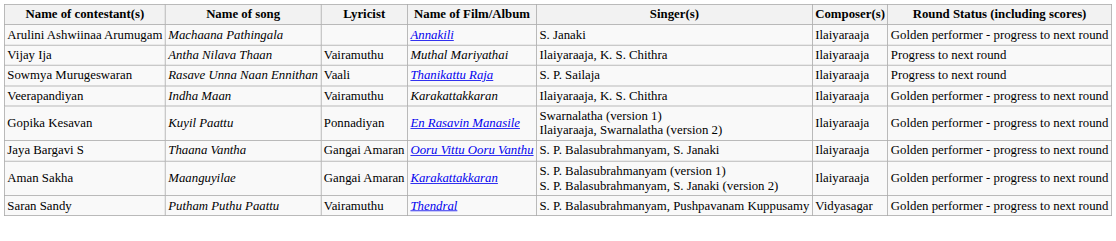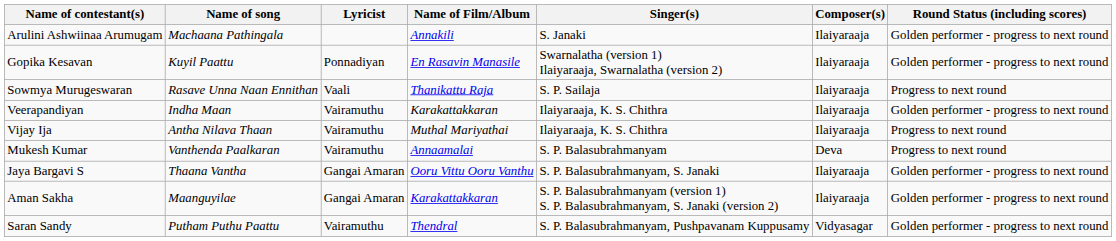rows swapped: (30, 55) <-> (50, 123)
+ row: (47, 150)
